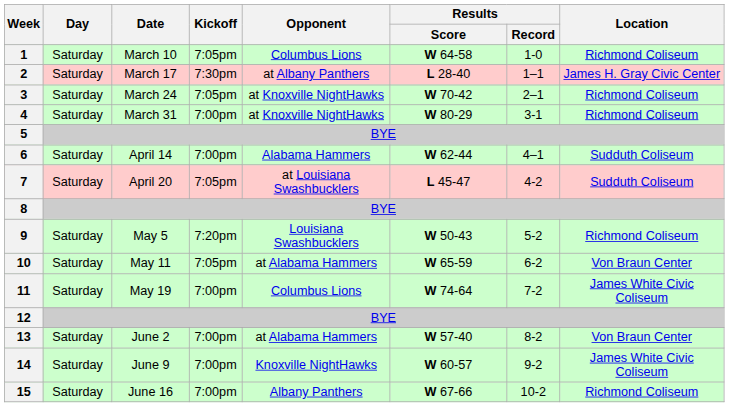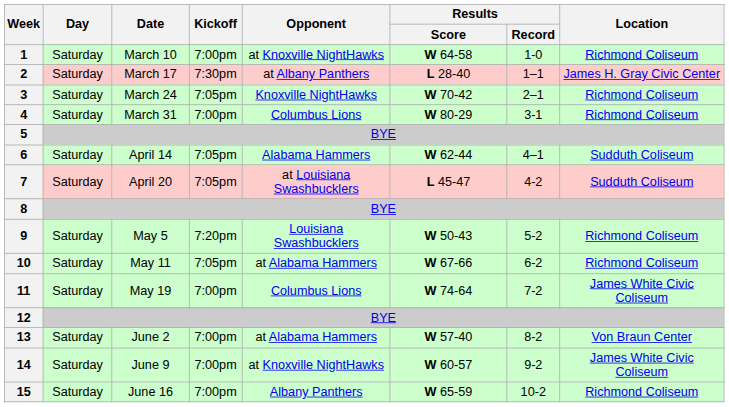(216, 54) 7:05pm -> (216, 54) 7:00pm
(316, 54) Columbus Lions -> (316, 54) at Knoxville NightHawks
(316, 94) at Knoxville NightHawks -> (316, 94) Knoxville NightHawks
(316, 114) at Knoxville NightHawks -> (316, 114) Columbus Lions
(216, 154) 7:00pm -> (216, 154) 7:05pm
(448, 263) W 65-59 -> (448, 263) W 67-66
(642, 263) Von Braun Center -> (642, 263) Richmond Coliseum
(316, 364) Knoxville NightHawks -> (316, 364) at Knoxville NightHawks
(448, 392) W 67-66 -> (448, 392) W 65-59
